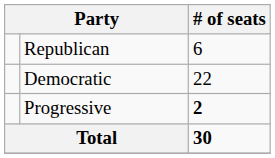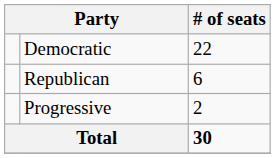rows swapped: (68, 78) <-> (67, 49)
(198, 108) bold -> (198, 108) normal
